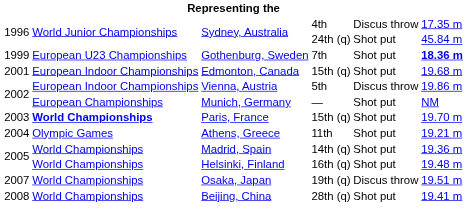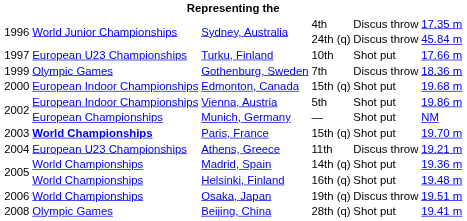(375, 39) Shot put -> (386, 39) Discus throw
+ row: (237, 55)
(110, 55) European U23 Championships -> (73, 71) Olympic Games
(375, 55) Shot put -> (386, 71) Discus throw
(442, 55) bold -> (442, 71) normal
(17, 71) 2001 -> (17, 86) 2000
(386, 86) Discus throw -> (375, 102) Shot put
(73, 133) Olympic Games -> (110, 149) European U23 Championships
(375, 133) Shot put -> (386, 149) Discus throw
(17, 180) 2007 -> (17, 196) 2006
(88, 196) World Championships -> (73, 211) Olympic Games
